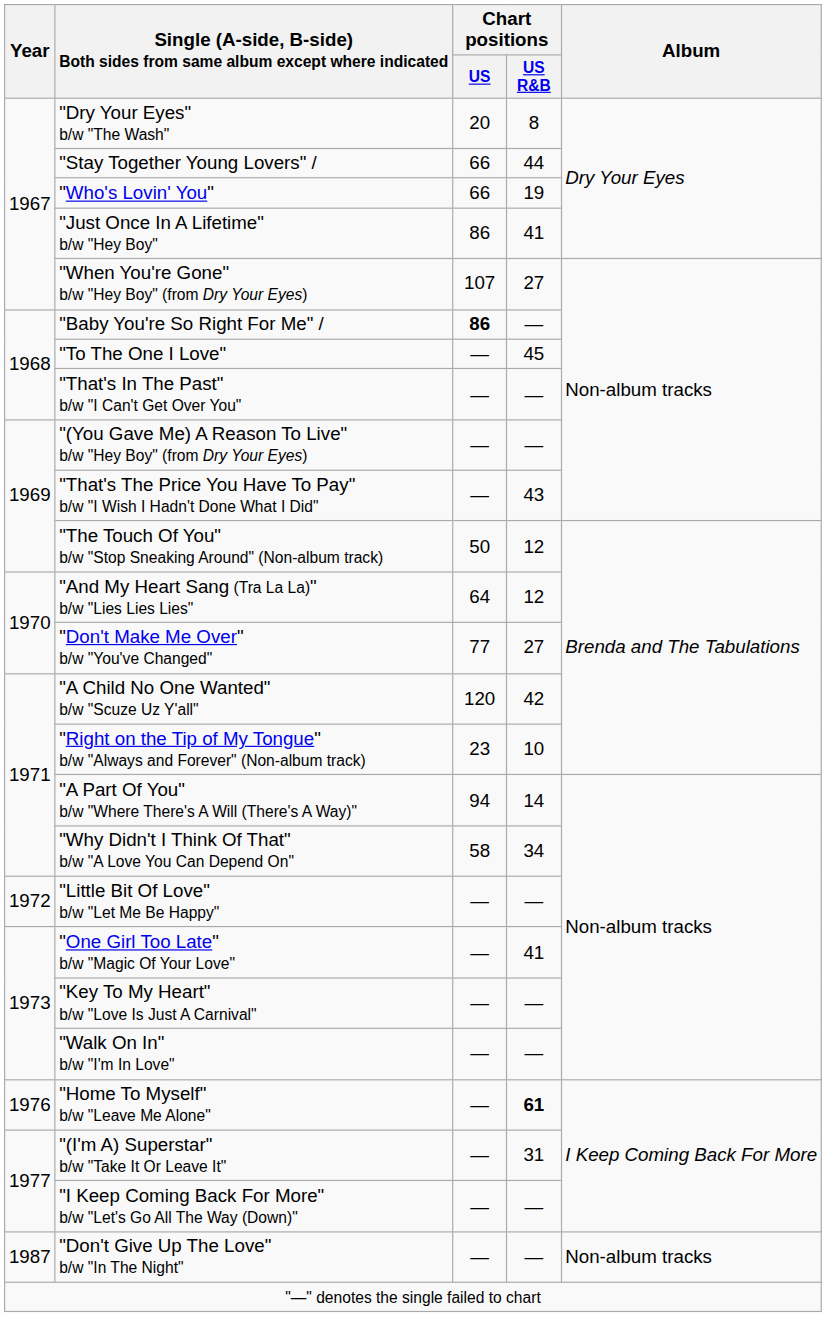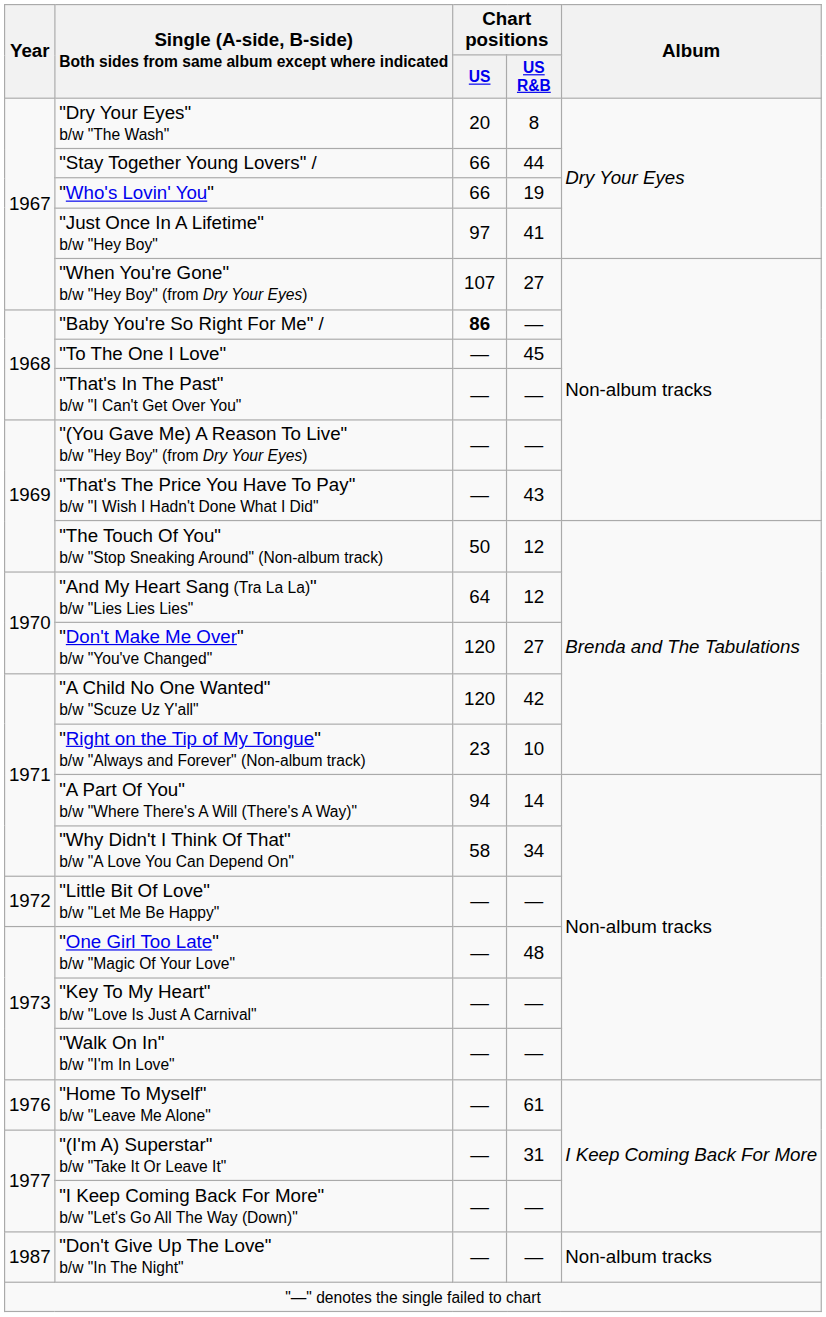(480, 233) 86 -> (480, 233) 97
(480, 647) 77 -> (480, 647) 120
(534, 952) 41 -> (534, 952) 48
(534, 1104) bold -> (534, 1104) normal
